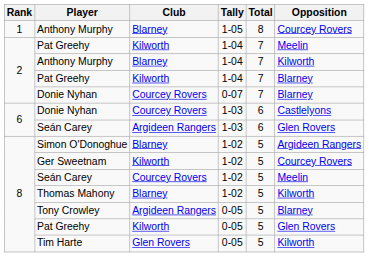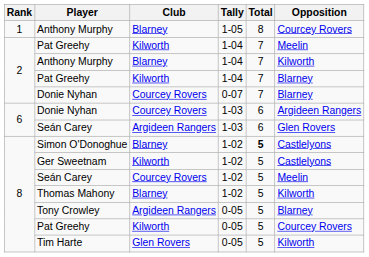(304, 111) Castlelyons -> (319, 111) Argideen Rangers
(261, 144) normal -> (261, 144) bold
(319, 144) Argideen Rangers -> (304, 144) Castlelyons
(315, 161) Courcey Rovers -> (304, 161) Castlelyons
(306, 227) Glen Rovers -> (315, 227) Courcey Rovers
